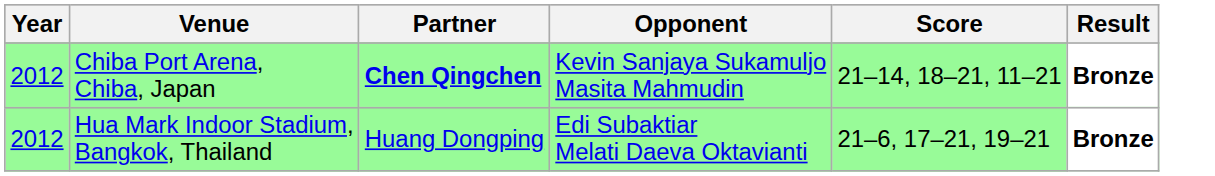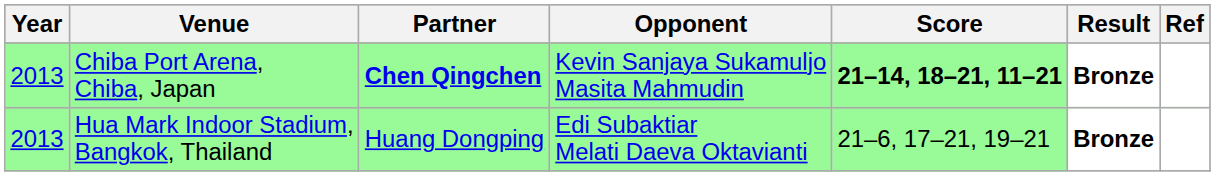+ column: (1185, 24)
(37, 75) 2012 -> (37, 75) 2013
(949, 75) normal -> (950, 75) bold
(37, 139) 2012 -> (37, 139) 2013
